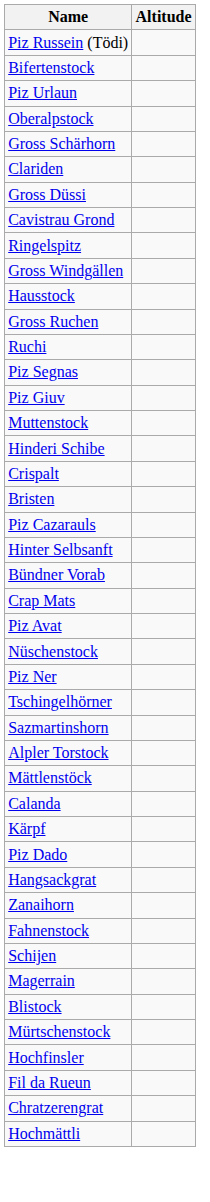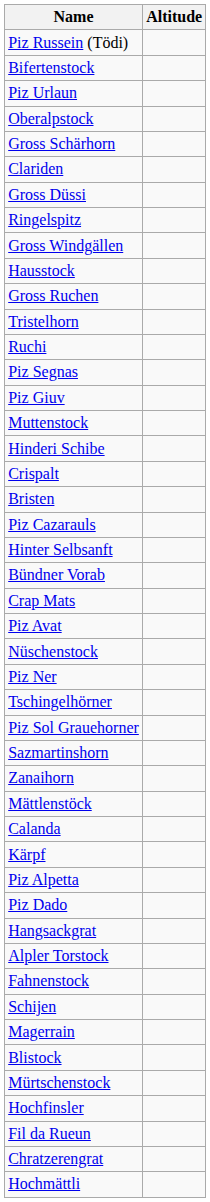- row: (61, 220)
+ row: (43, 321)
+ row: (74, 727)
rows swapped: (41, 905) <-> (58, 753)
+ row: (44, 879)
